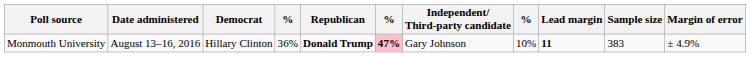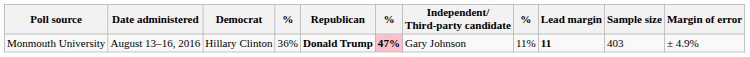(526, 43) 10% -> (526, 43) 11%
(616, 43) 383 -> (615, 43) 403
